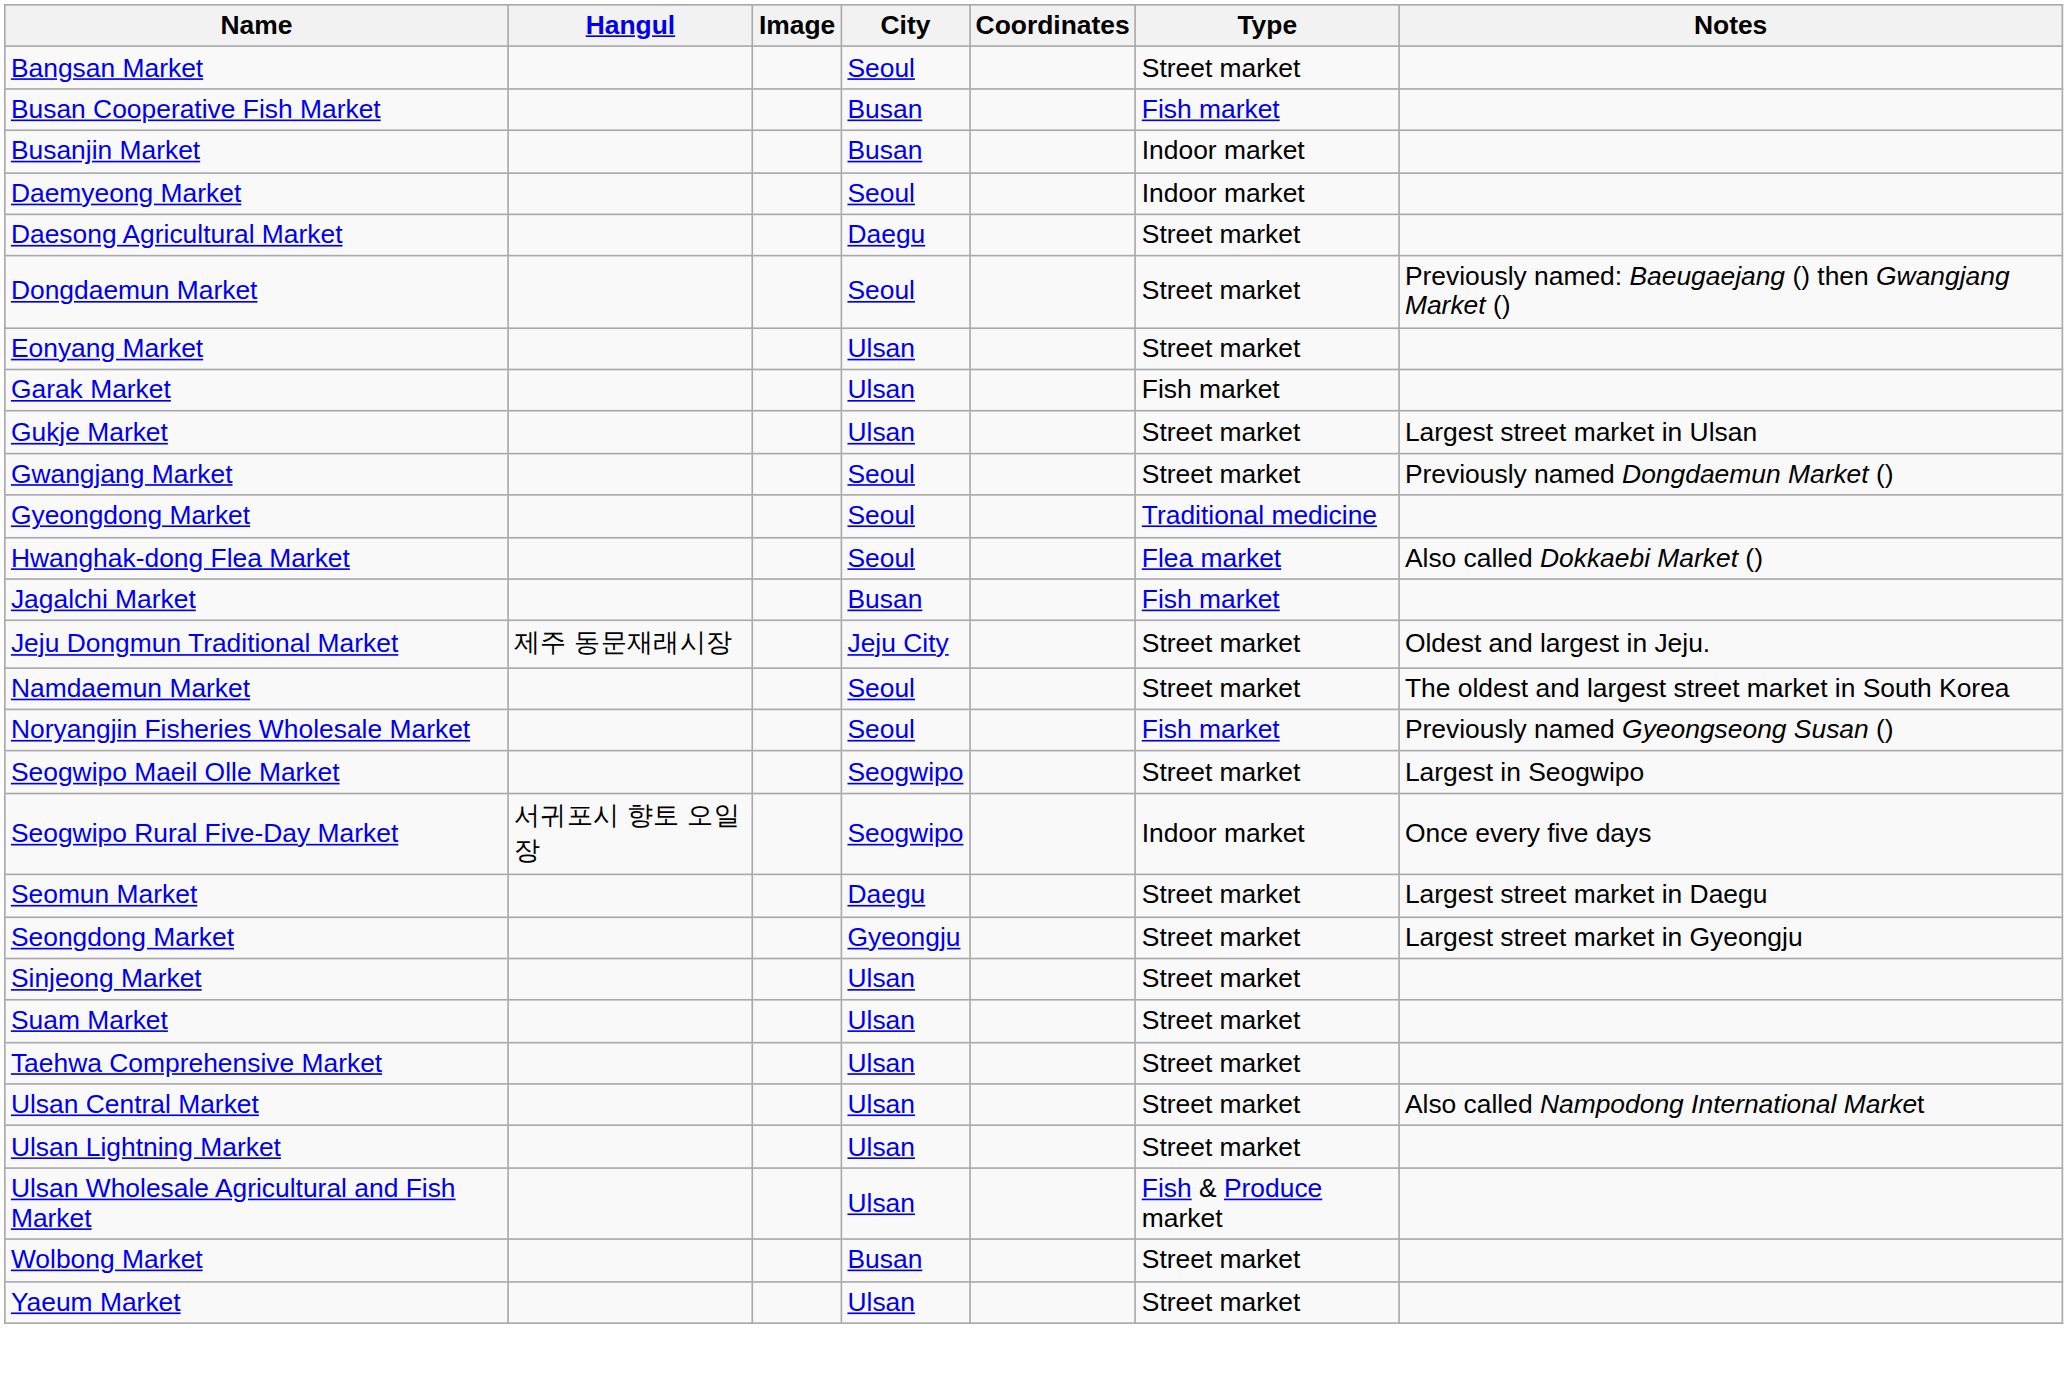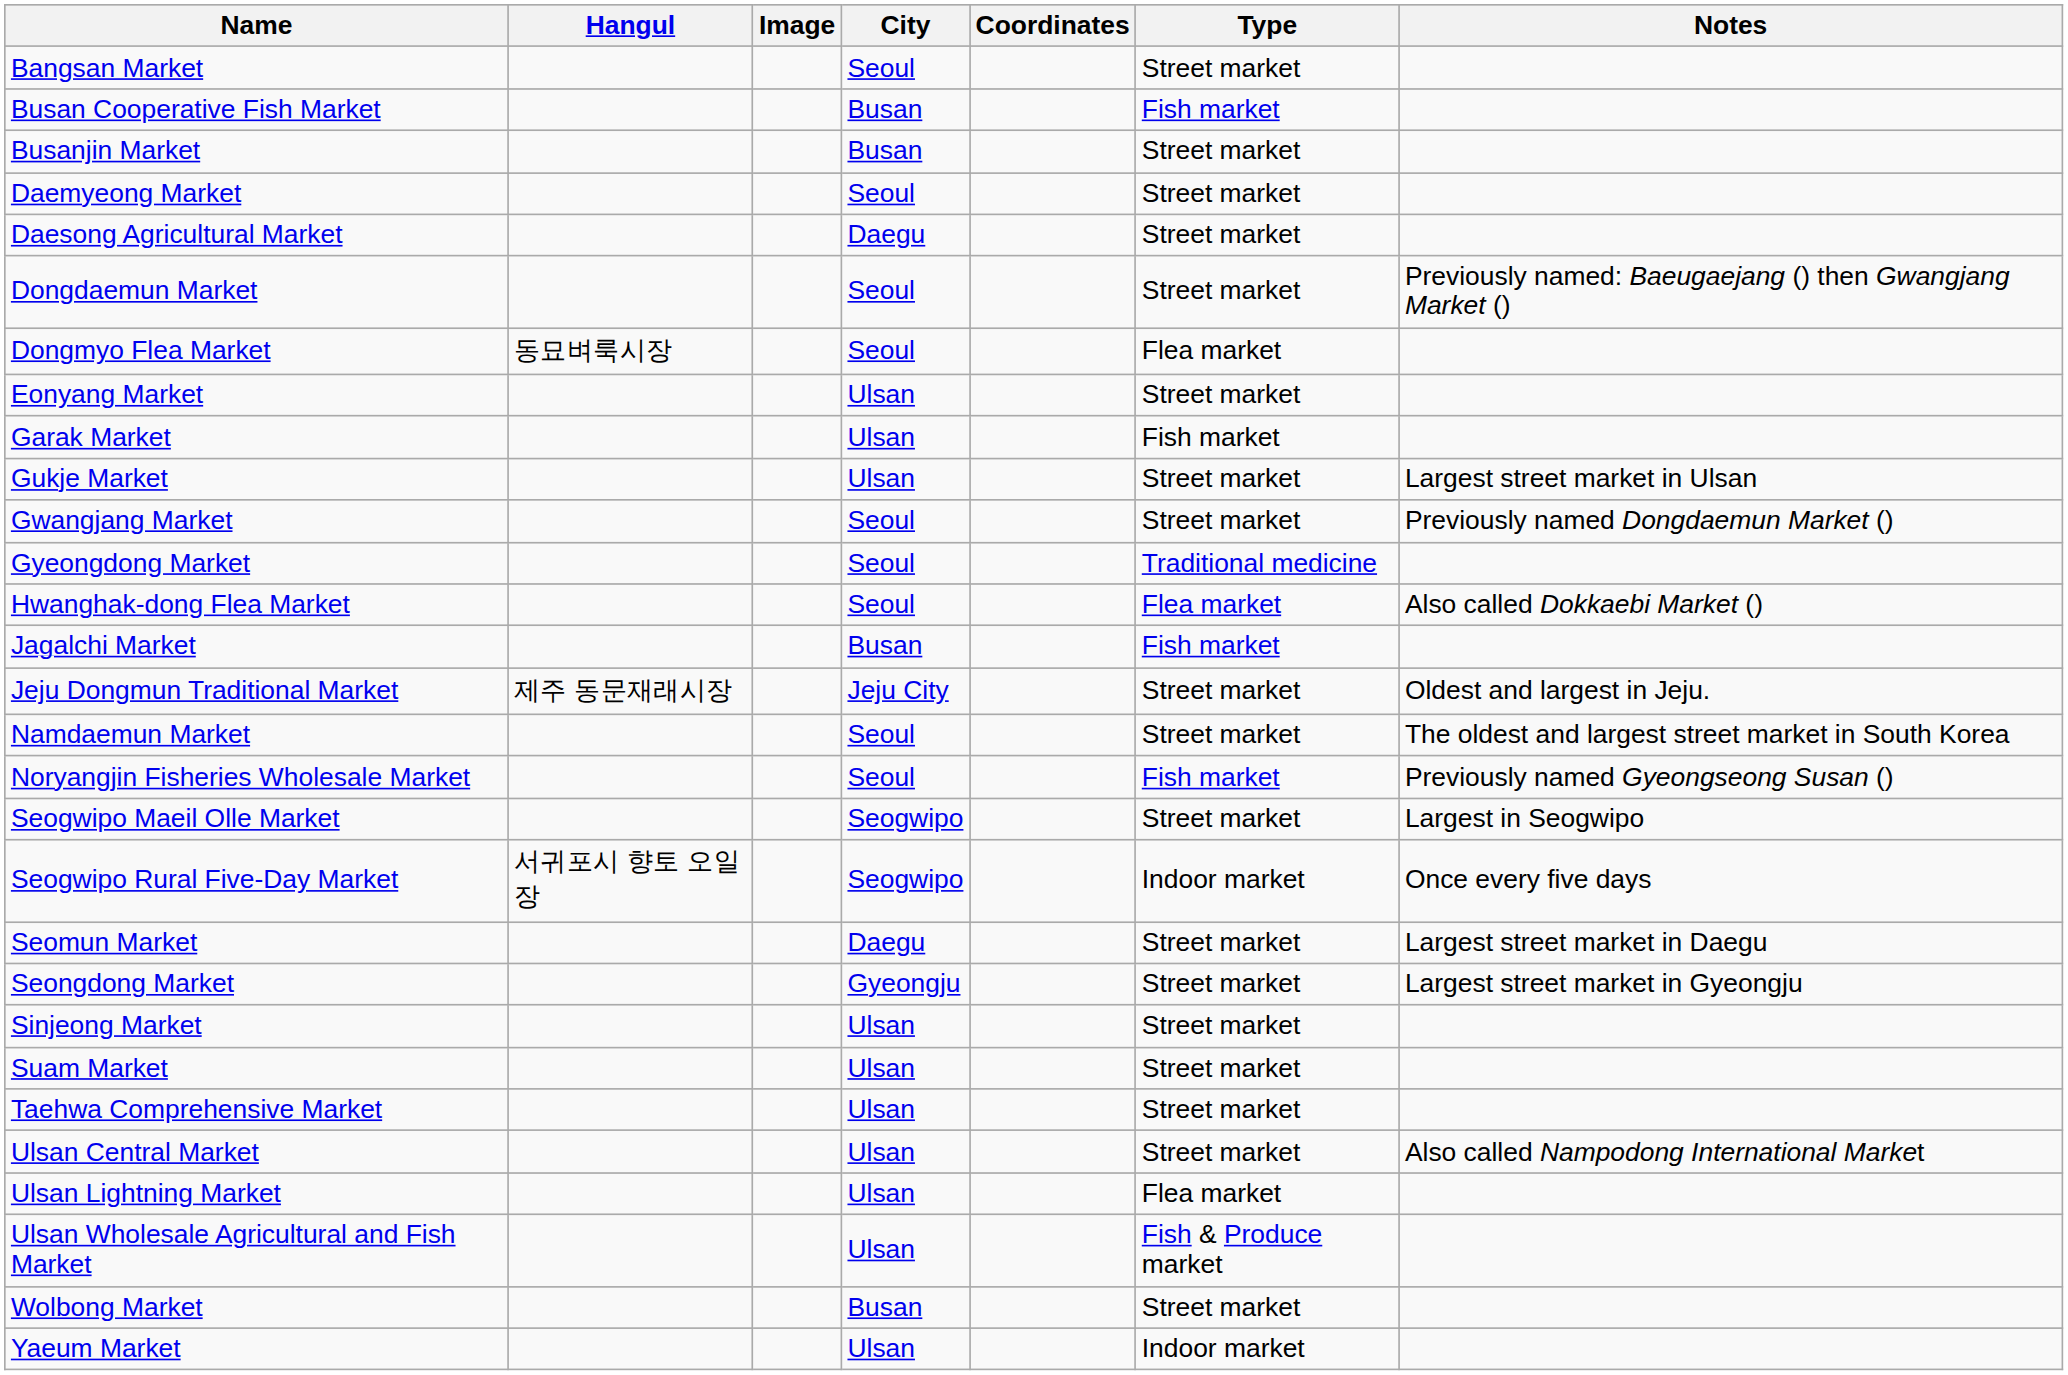(1223, 151) Indoor market -> (1221, 151) Street market
(1223, 192) Indoor market -> (1221, 192) Street market
+ row: (141, 350)
(1221, 1146) Street market -> (1211, 1193) Flea market
(1221, 1301) Street market -> (1223, 1348) Indoor market
